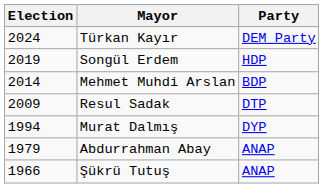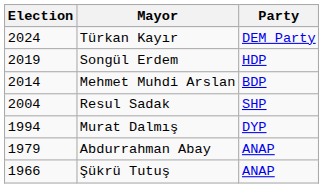- row: (24, 105)
+ row: (24, 105)
